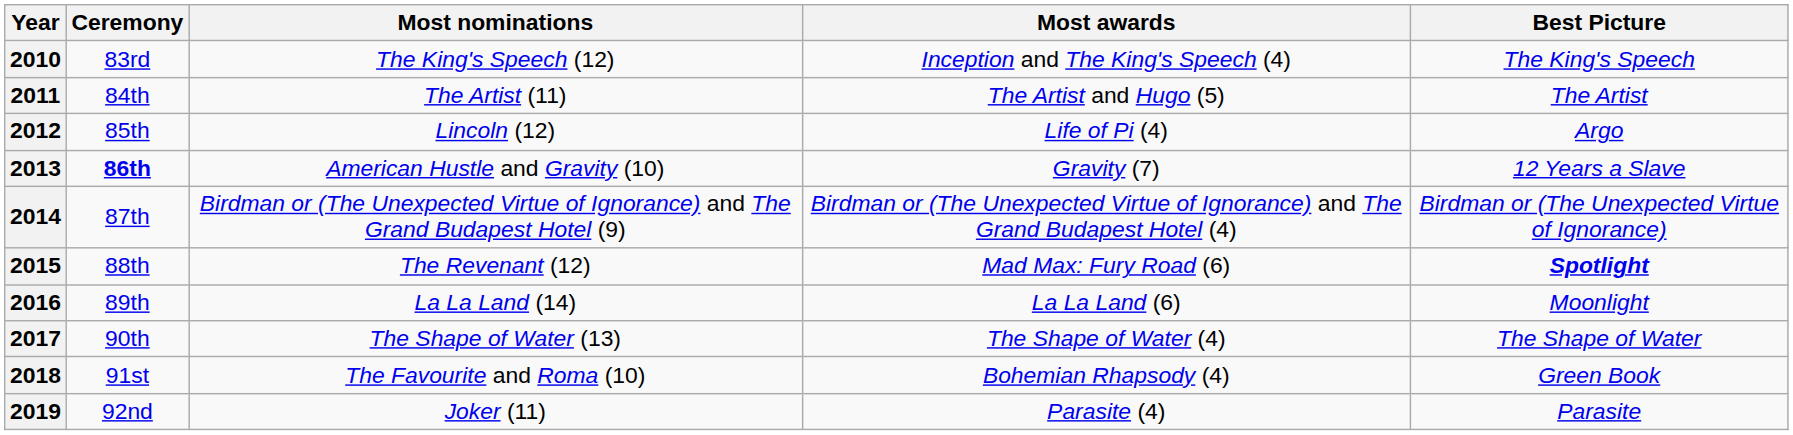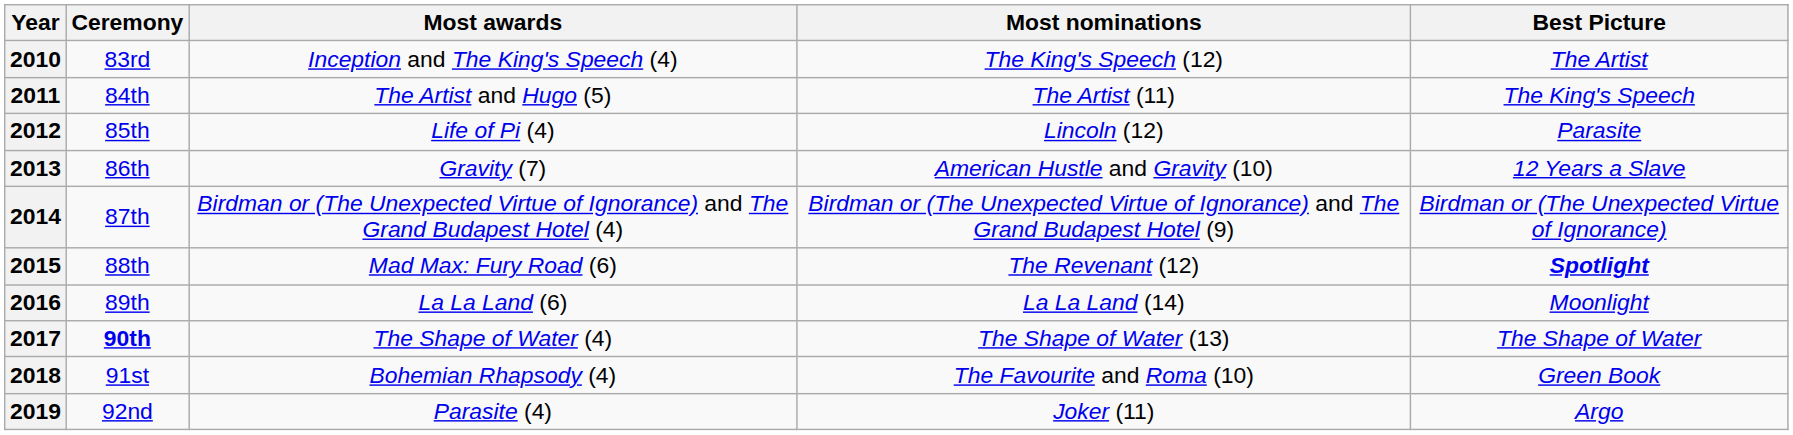columns swapped: (495, 22) <-> (1106, 22)
(1599, 58) The King's Speech -> (1599, 58) The Artist
(1599, 95) The Artist -> (1599, 95) The King's Speech
(1599, 131) Argo -> (1599, 131) Parasite
(127, 167) bold -> (127, 167) normal
(127, 338) normal -> (127, 338) bold
(1599, 411) Parasite -> (1599, 411) Argo
